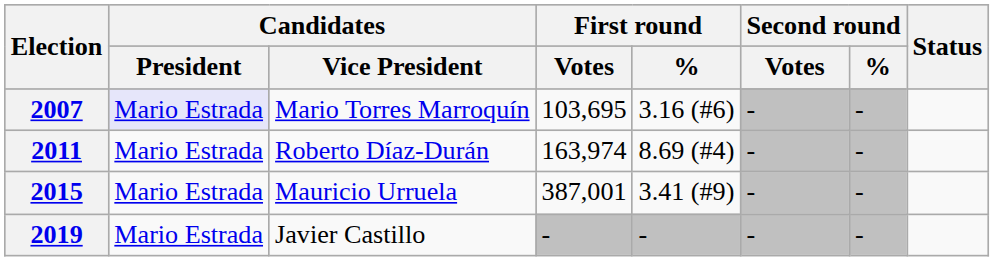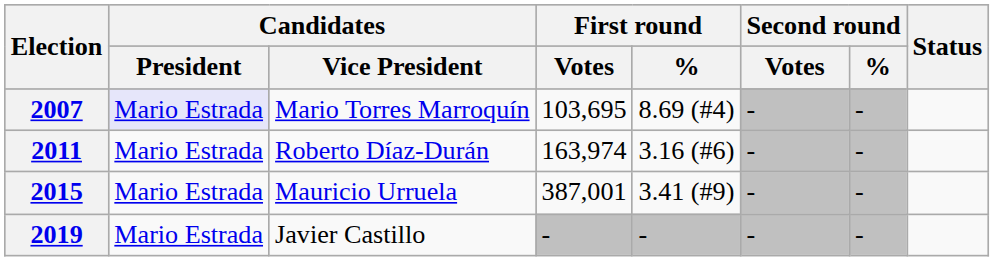(686, 108) 3.16 (#6) -> (686, 108) 8.69 (#4)
(686, 150) 8.69 (#4) -> (686, 150) 3.16 (#6)
